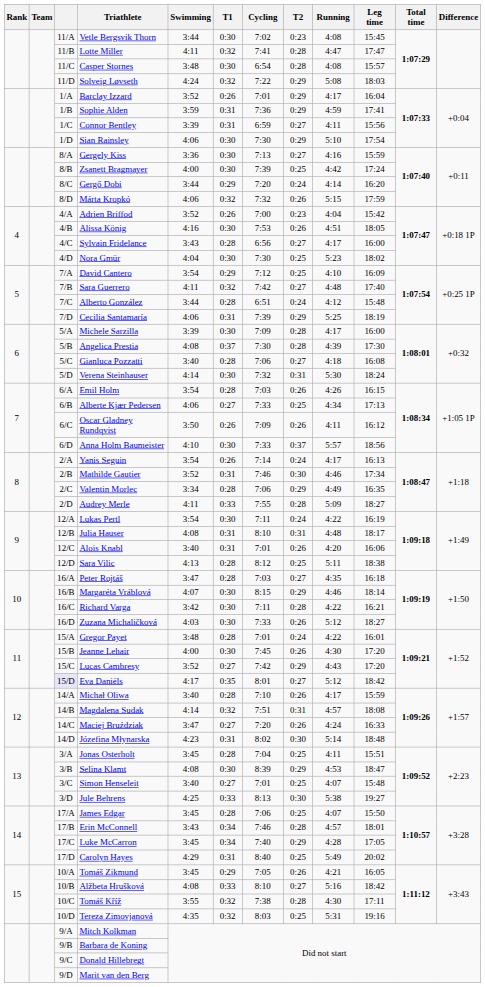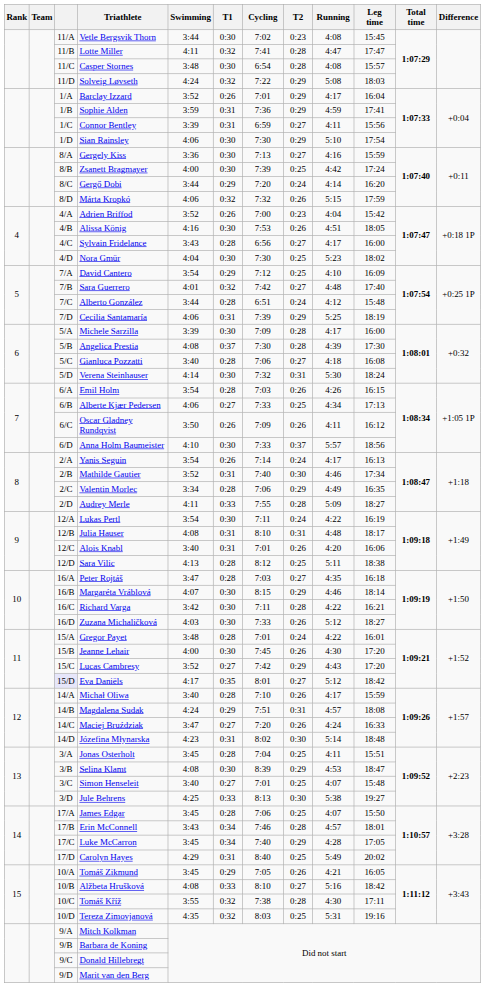(191, 287) 4:11 -> (191, 287) 4:01
(263, 475) 7:46 -> (263, 475) 7:40
(191, 710) 4:14 -> (191, 710) 4:24
(228, 710) 0:32 -> (228, 710) 0:29
